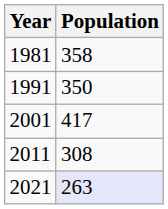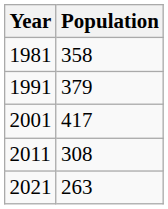(77, 87) 350 -> (77, 87) 379
(77, 187) lavender background -> (77, 187) no background
